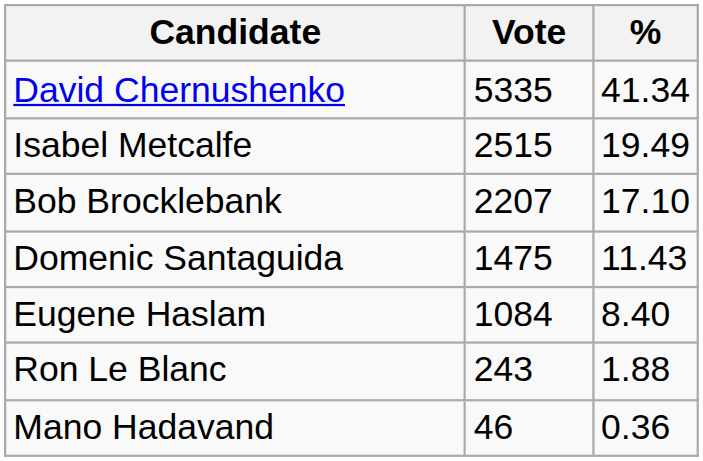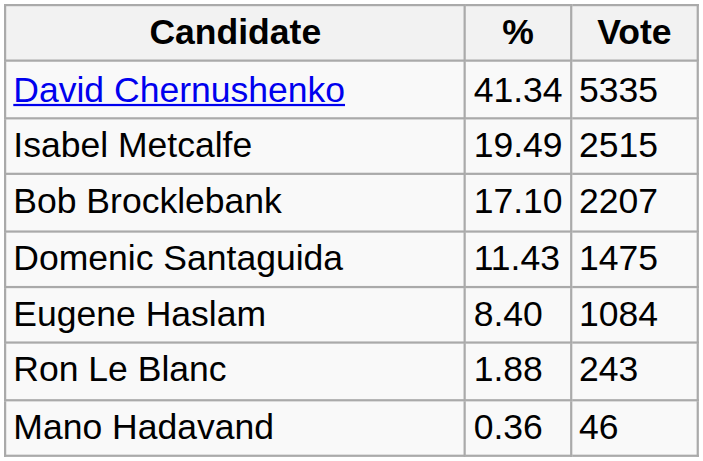columns swapped: (529, 32) <-> (645, 32)
